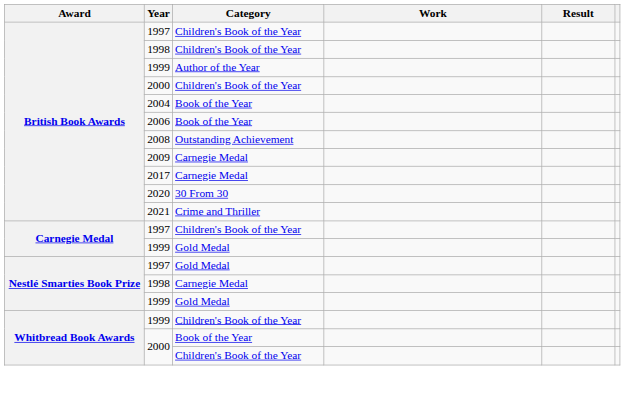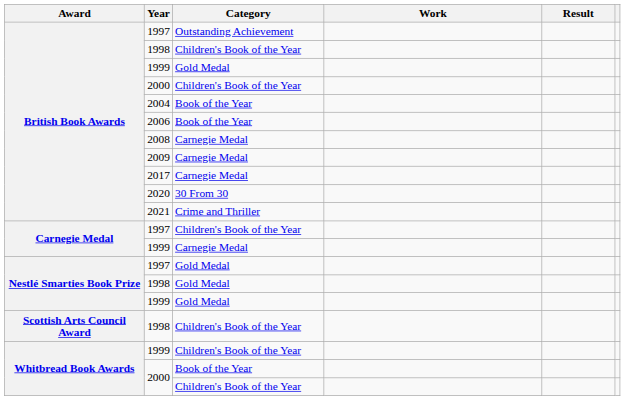(238, 31) Children's Book of the Year -> (234, 31) Outstanding Achievement
(217, 67) Author of the Year -> (202, 67) Gold Medal
(234, 139) Outstanding Achievement -> (212, 139) Carnegie Medal
(202, 247) Gold Medal -> (212, 247) Carnegie Medal
(212, 283) Carnegie Medal -> (202, 283) Gold Medal
+ row: (74, 326)
